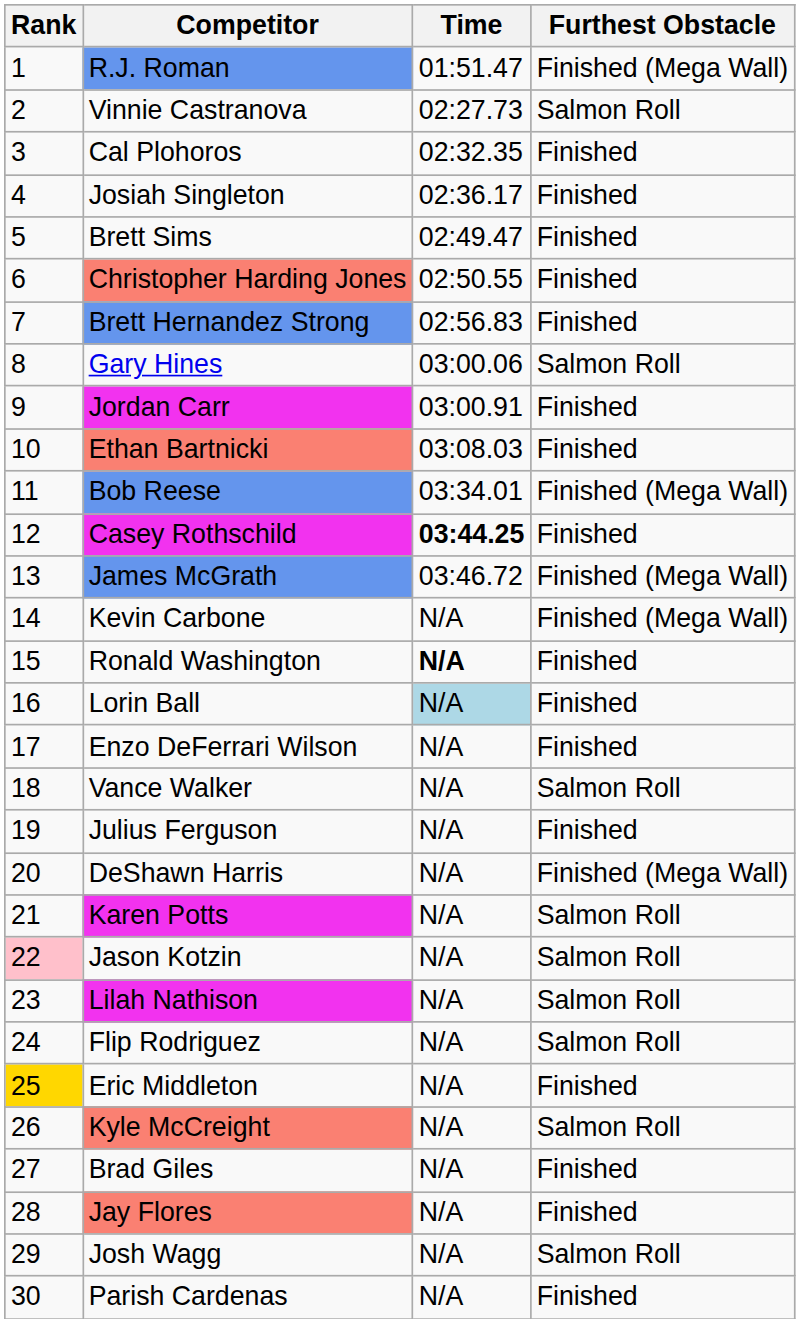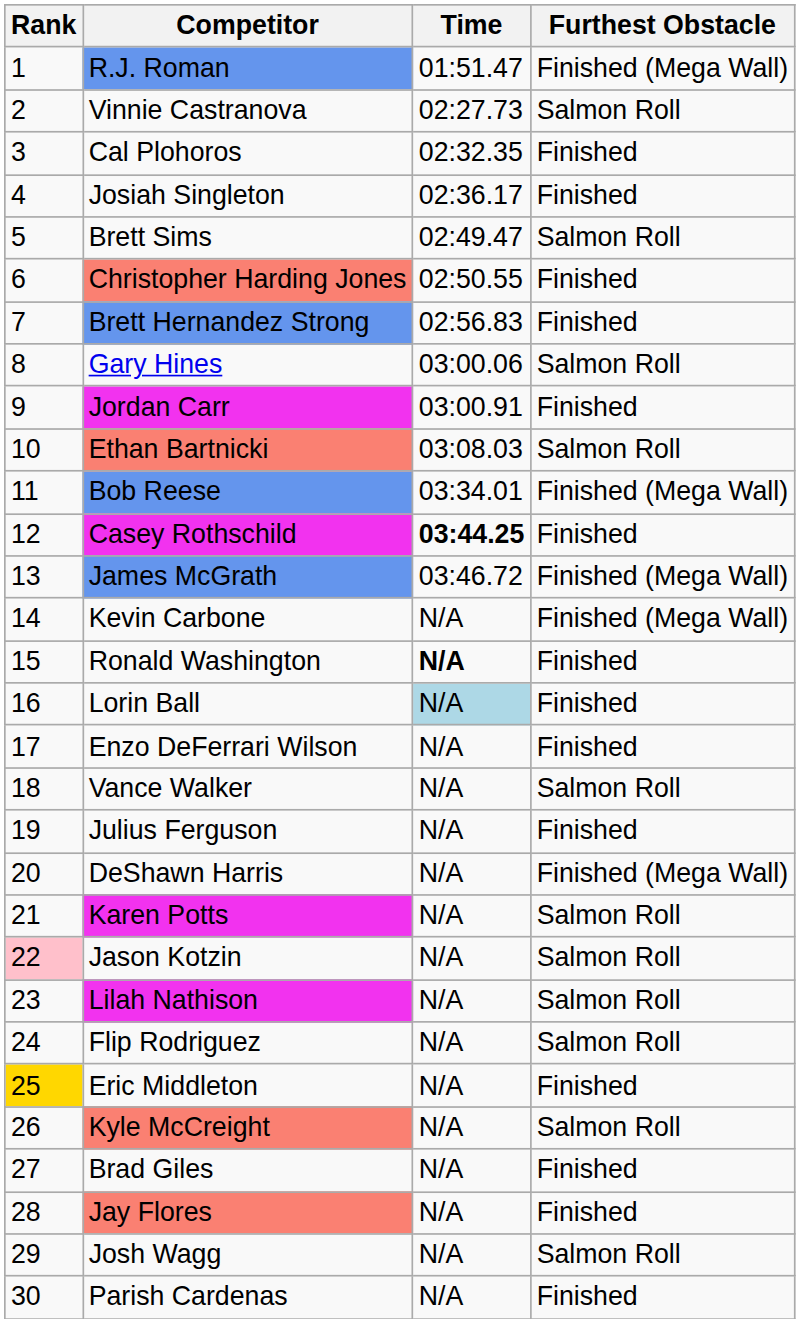(587, 237) Finished -> (609, 237) Salmon Roll
(587, 449) Finished -> (609, 449) Salmon Roll
